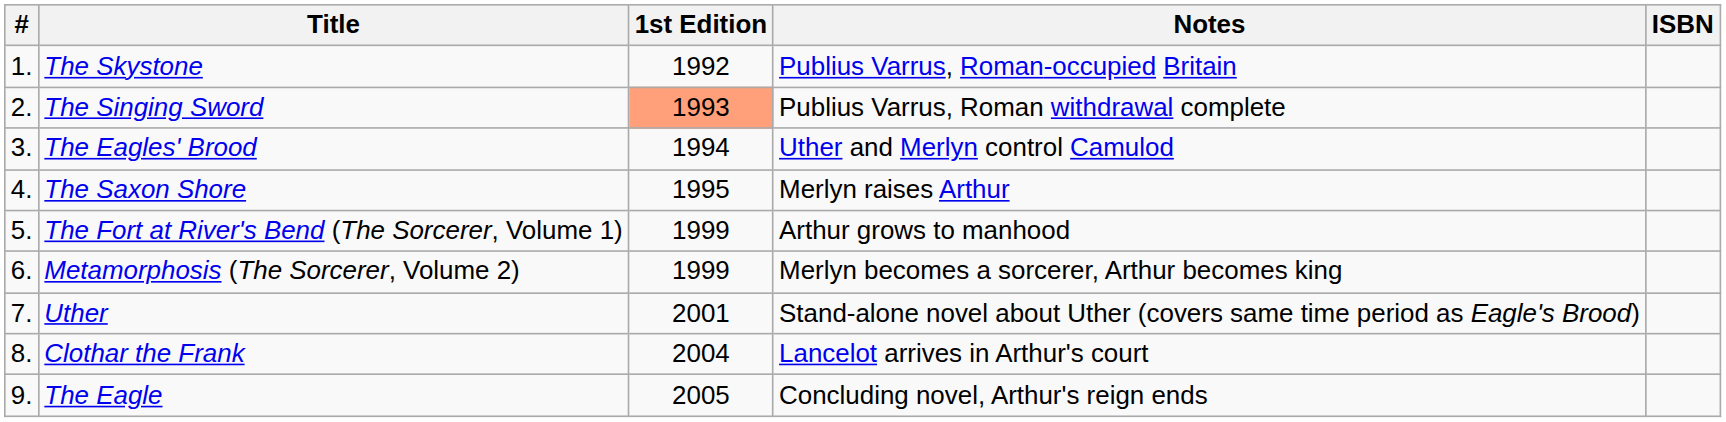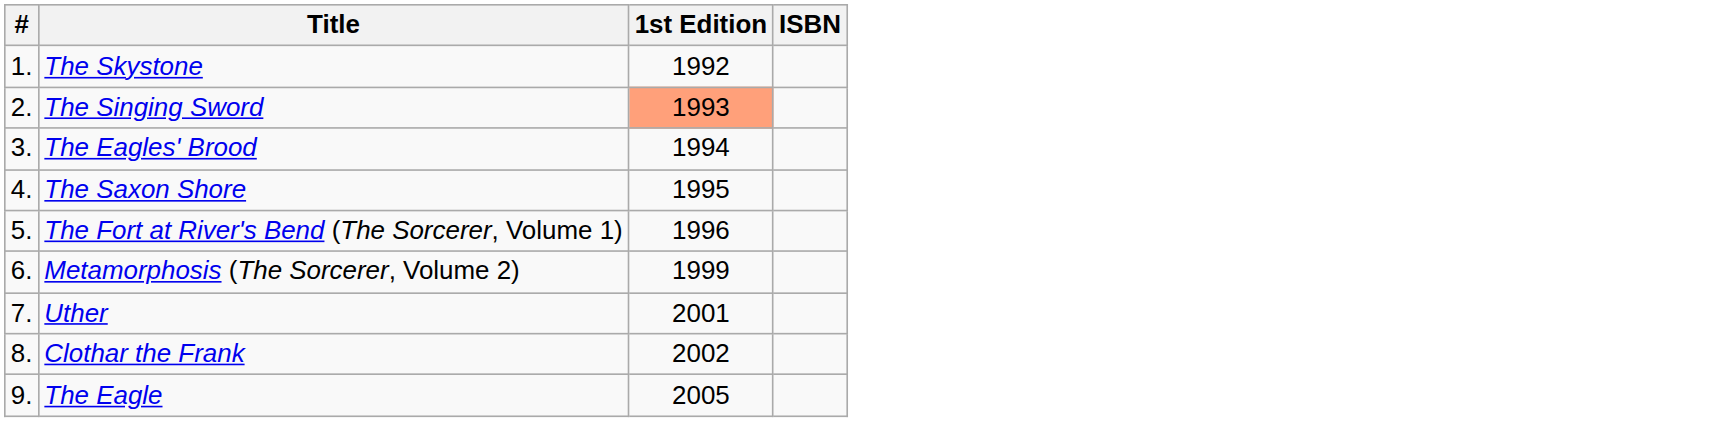- column: (1209, 25)
(701, 230) 1999 -> (701, 230) 1996
(701, 353) 2004 -> (701, 353) 2002
